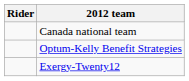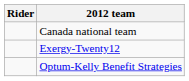rows swapped: (111, 48) <-> (80, 66)
